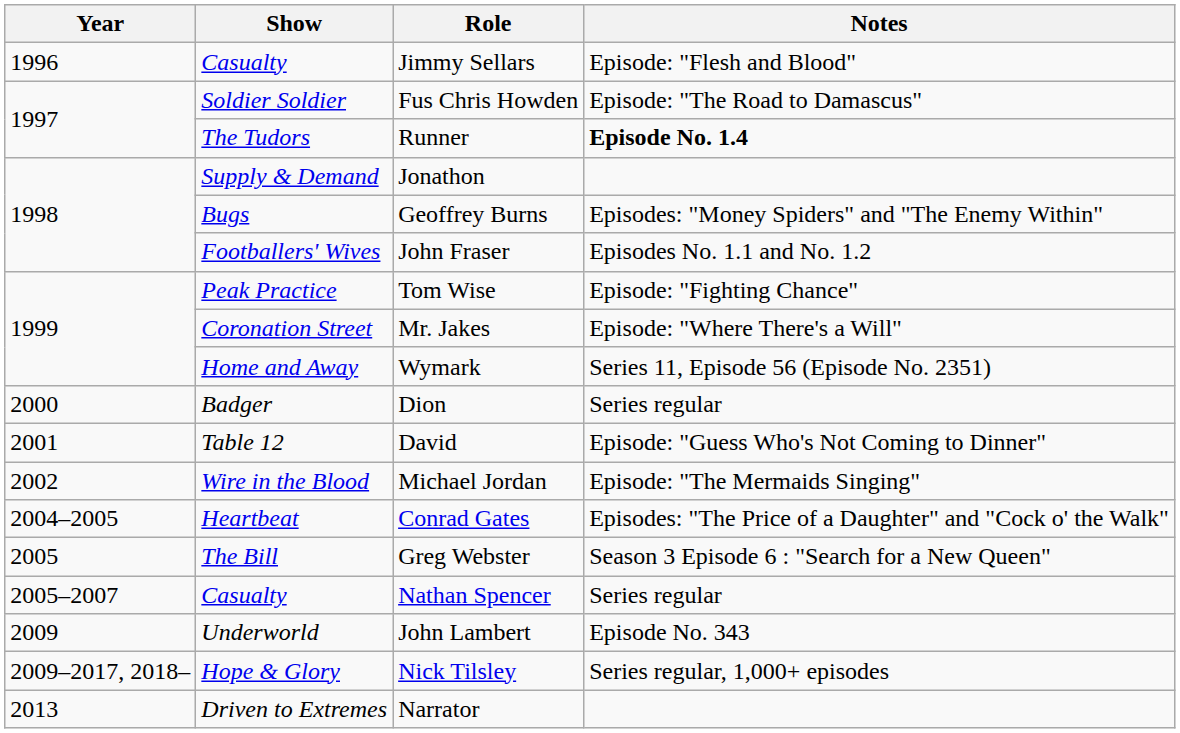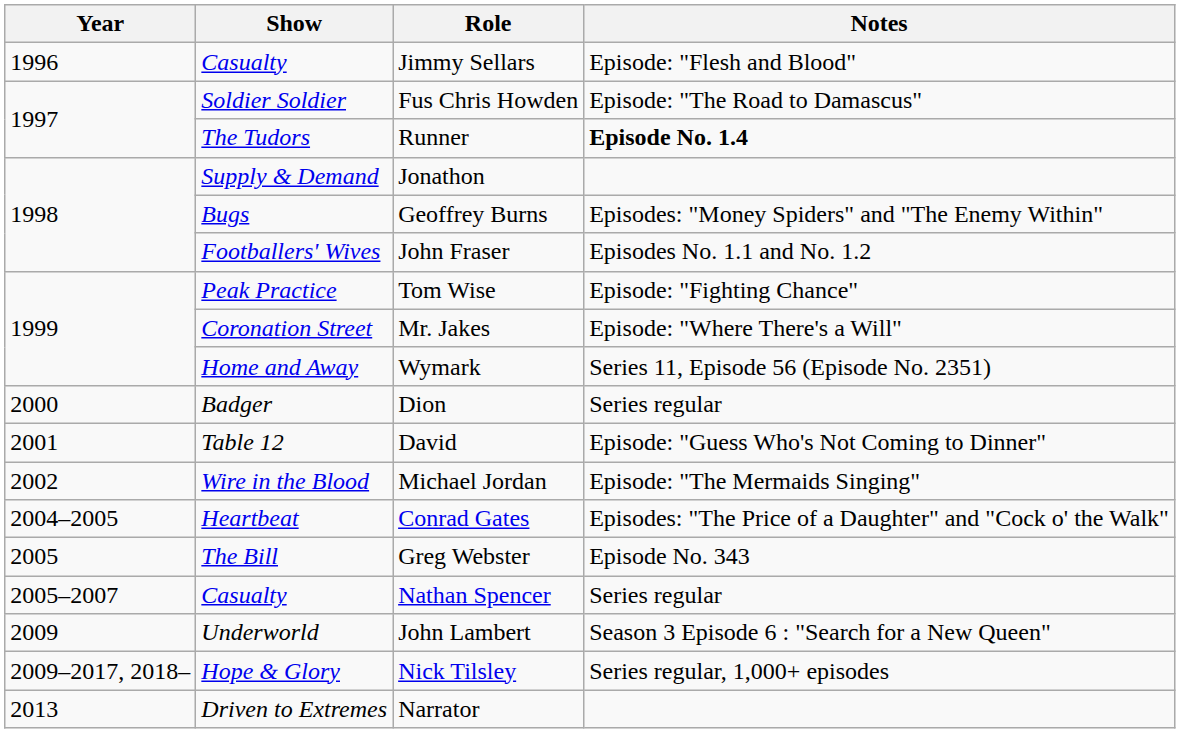(820, 556) Season 3 Episode 6 : "Search for a New Queen" -> (670, 556) Episode No. 343
(670, 632) Episode No. 343 -> (820, 632) Season 3 Episode 6 : "Search for a New Queen"
